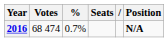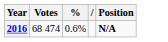- column: (102, 12)
(75, 28) 0.7% -> (75, 28) 0.6%
